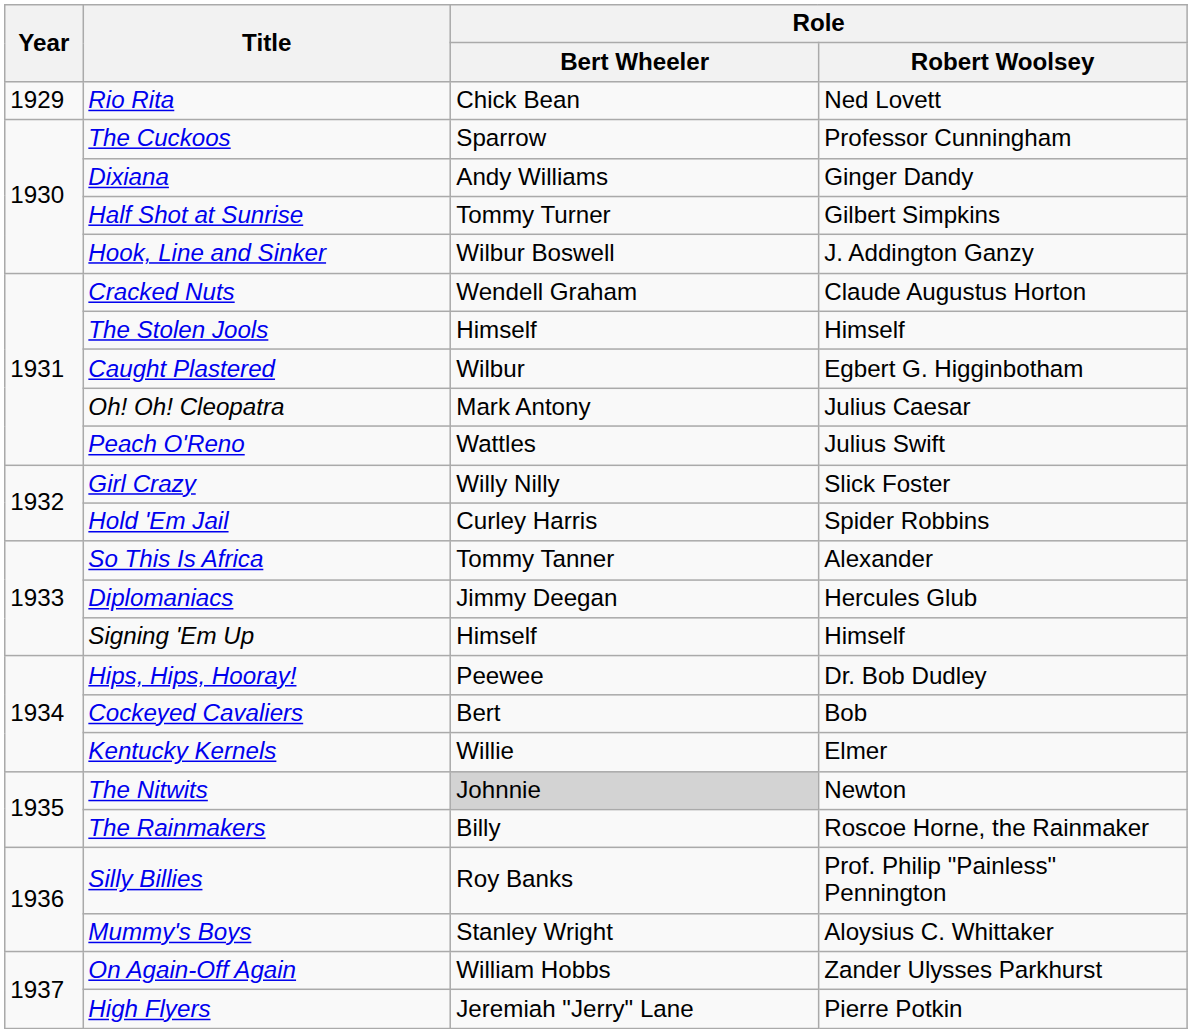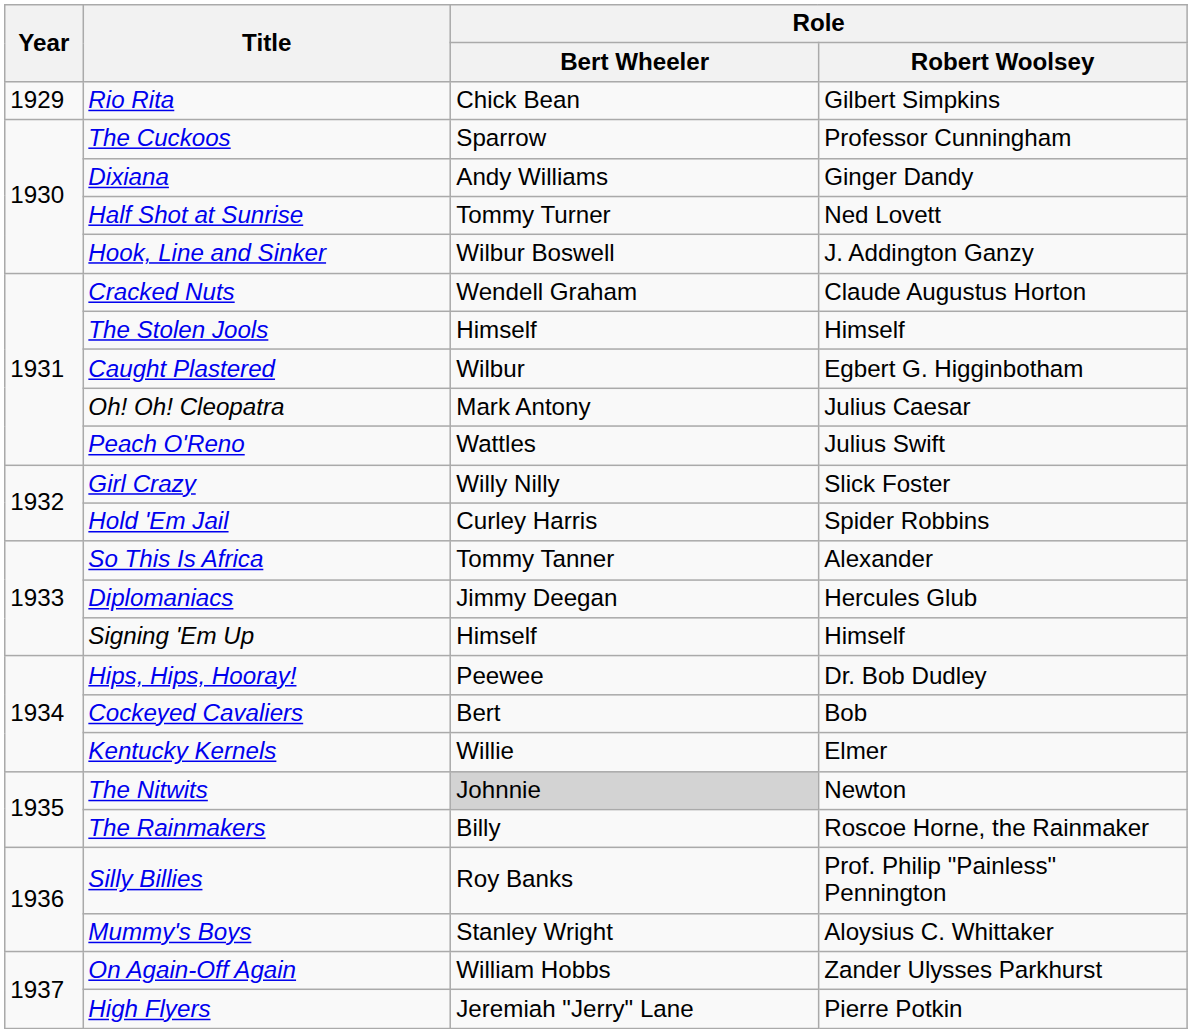(883, 100) Ned Lovett -> (912, 100) Gilbert Simpkins
(912, 215) Gilbert Simpkins -> (883, 215) Ned Lovett
